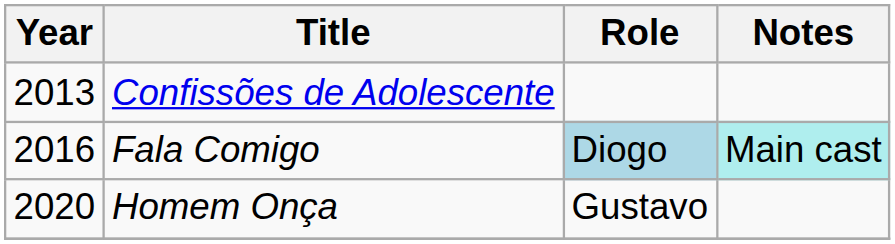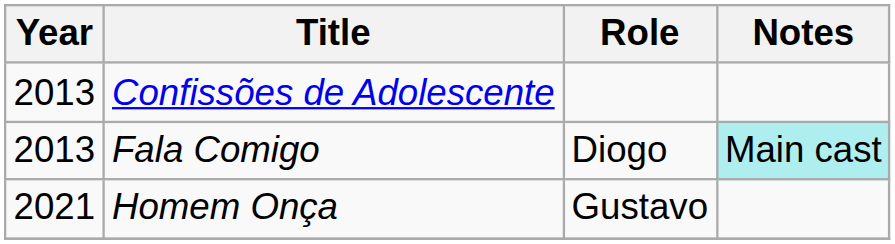(54, 149) 2016 -> (54, 149) 2013
(619, 149) lightblue background -> (619, 149) no background
(54, 207) 2020 -> (54, 207) 2021
